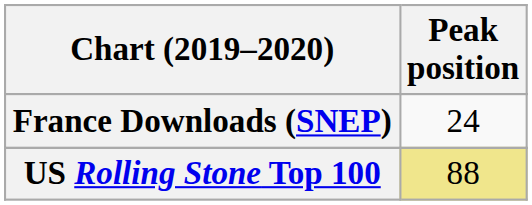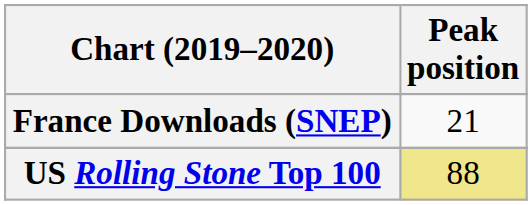(463, 120) 24 -> (463, 120) 21
